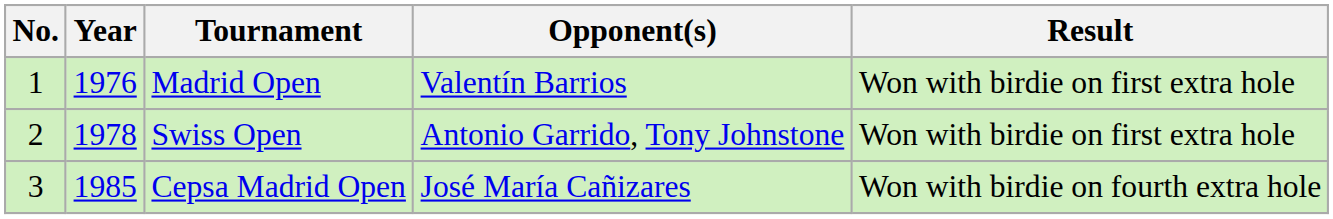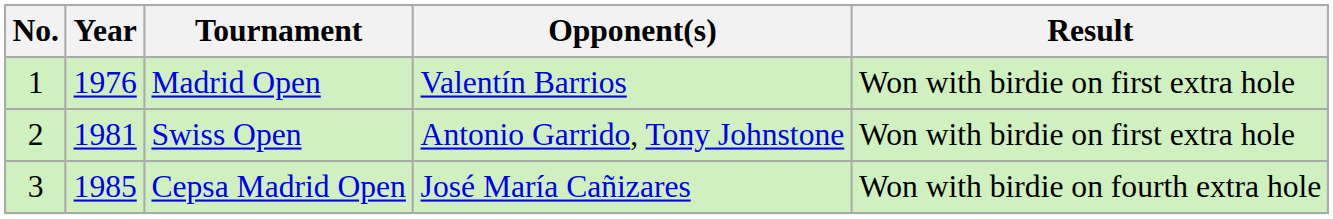(105, 135) 1978 -> (105, 135) 1981
